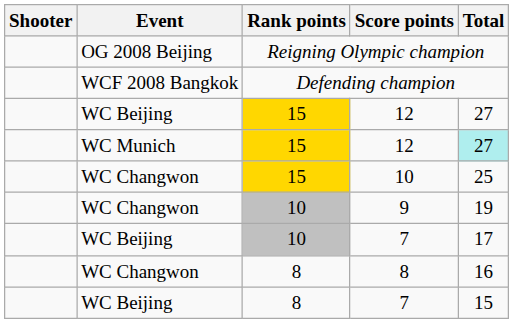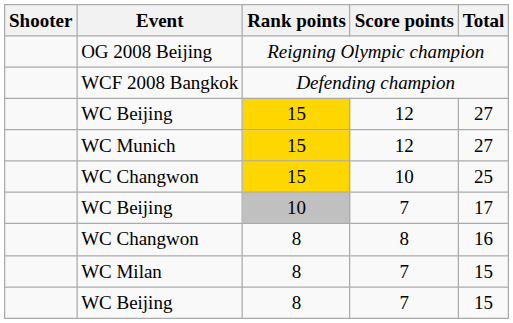(484, 145) paleturquoise background -> (484, 145) no background
- row: (140, 208)
+ row: (121, 270)
